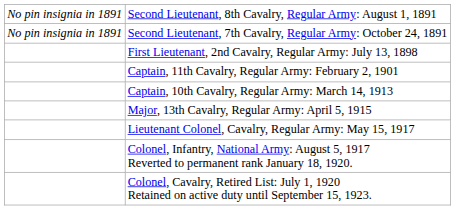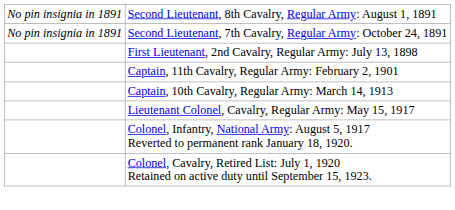- row: (250, 110)
